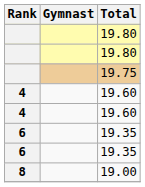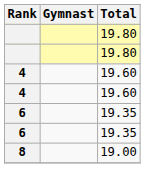- row: (22, 74)
